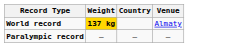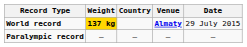+ column: (213, 10)
(168, 23) normal -> (168, 23) bold
